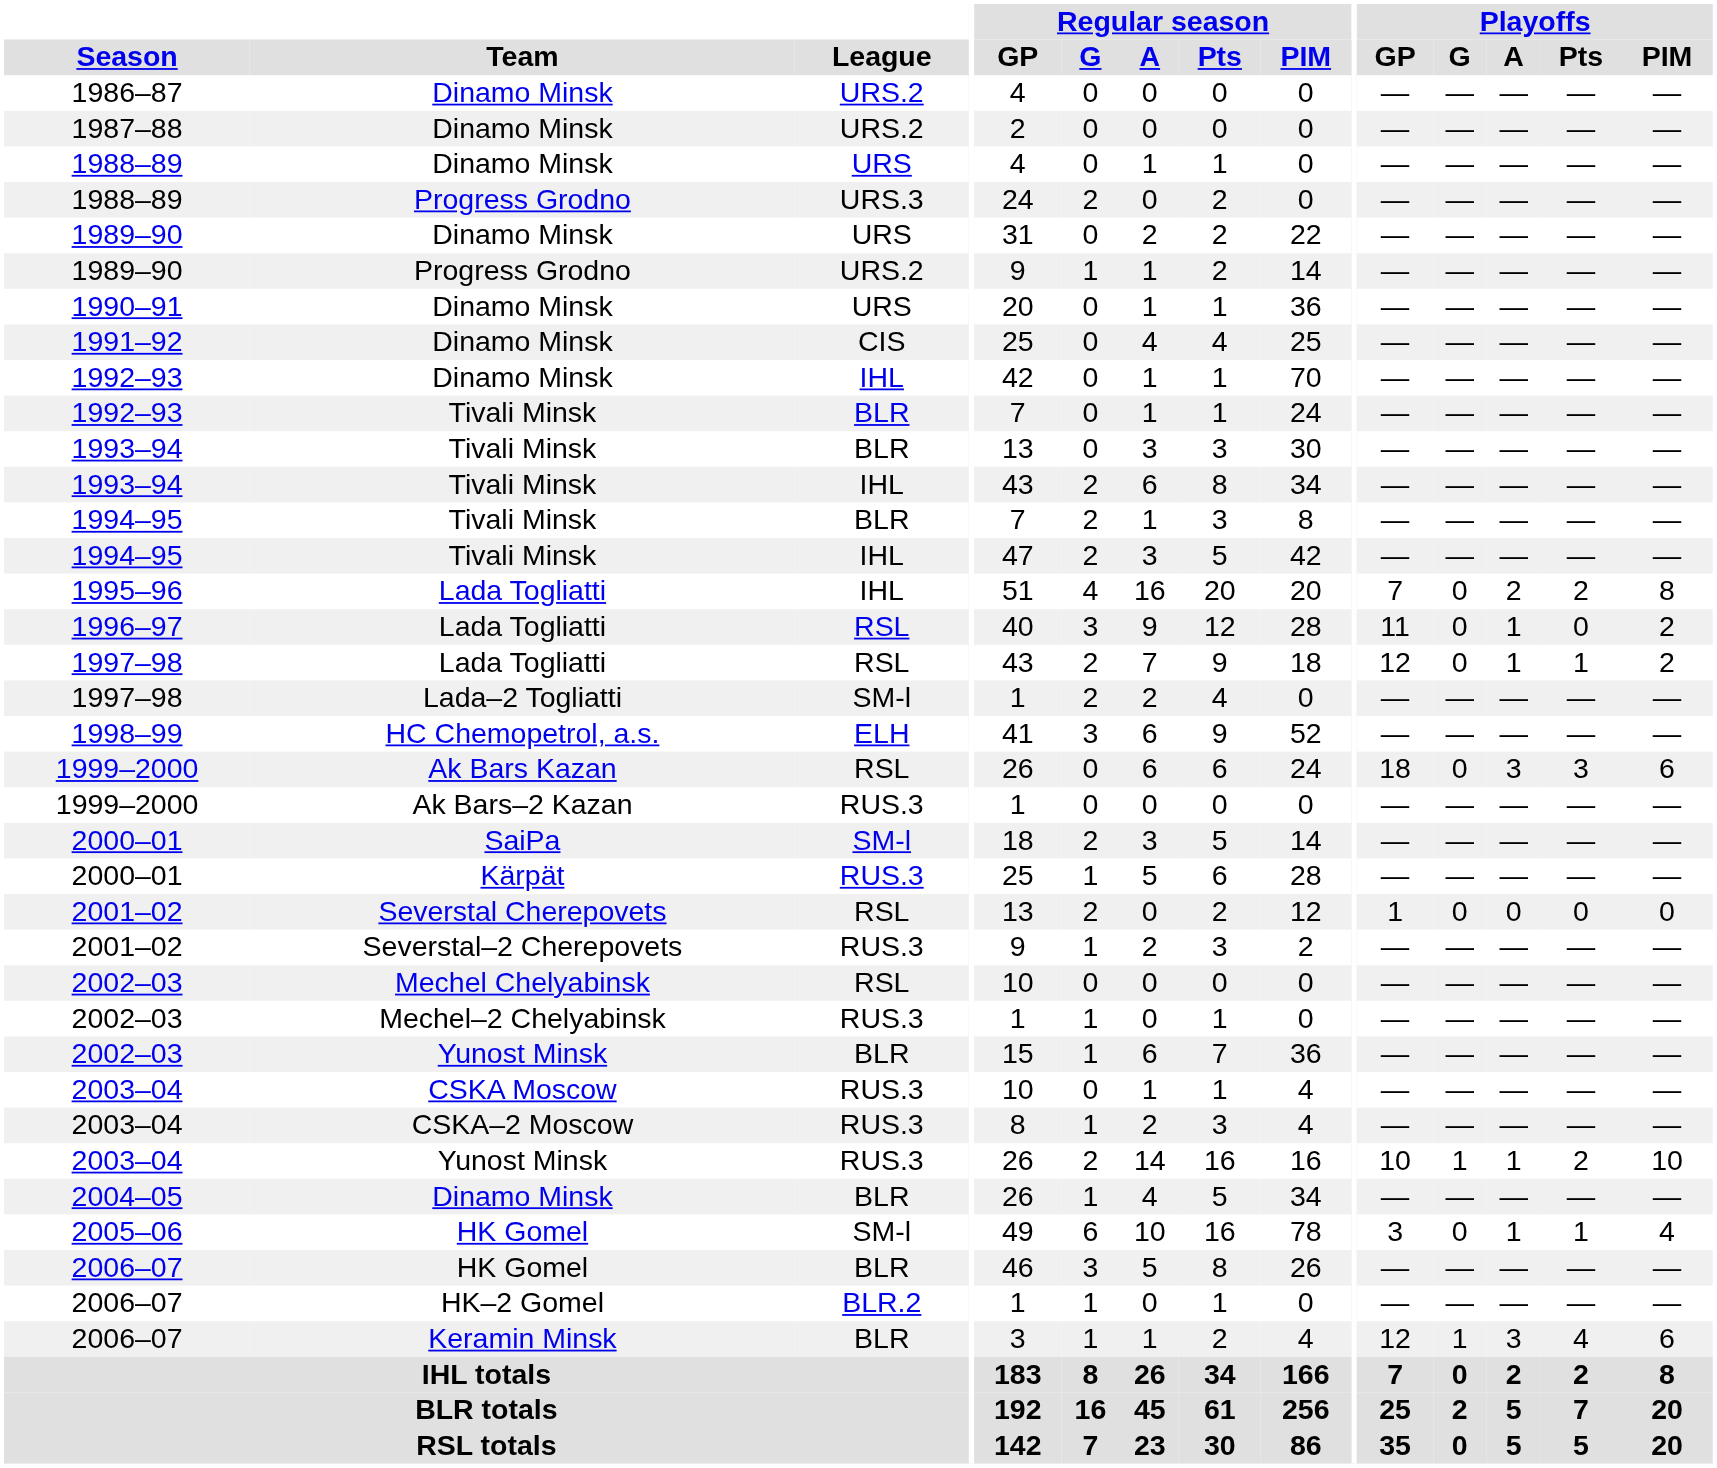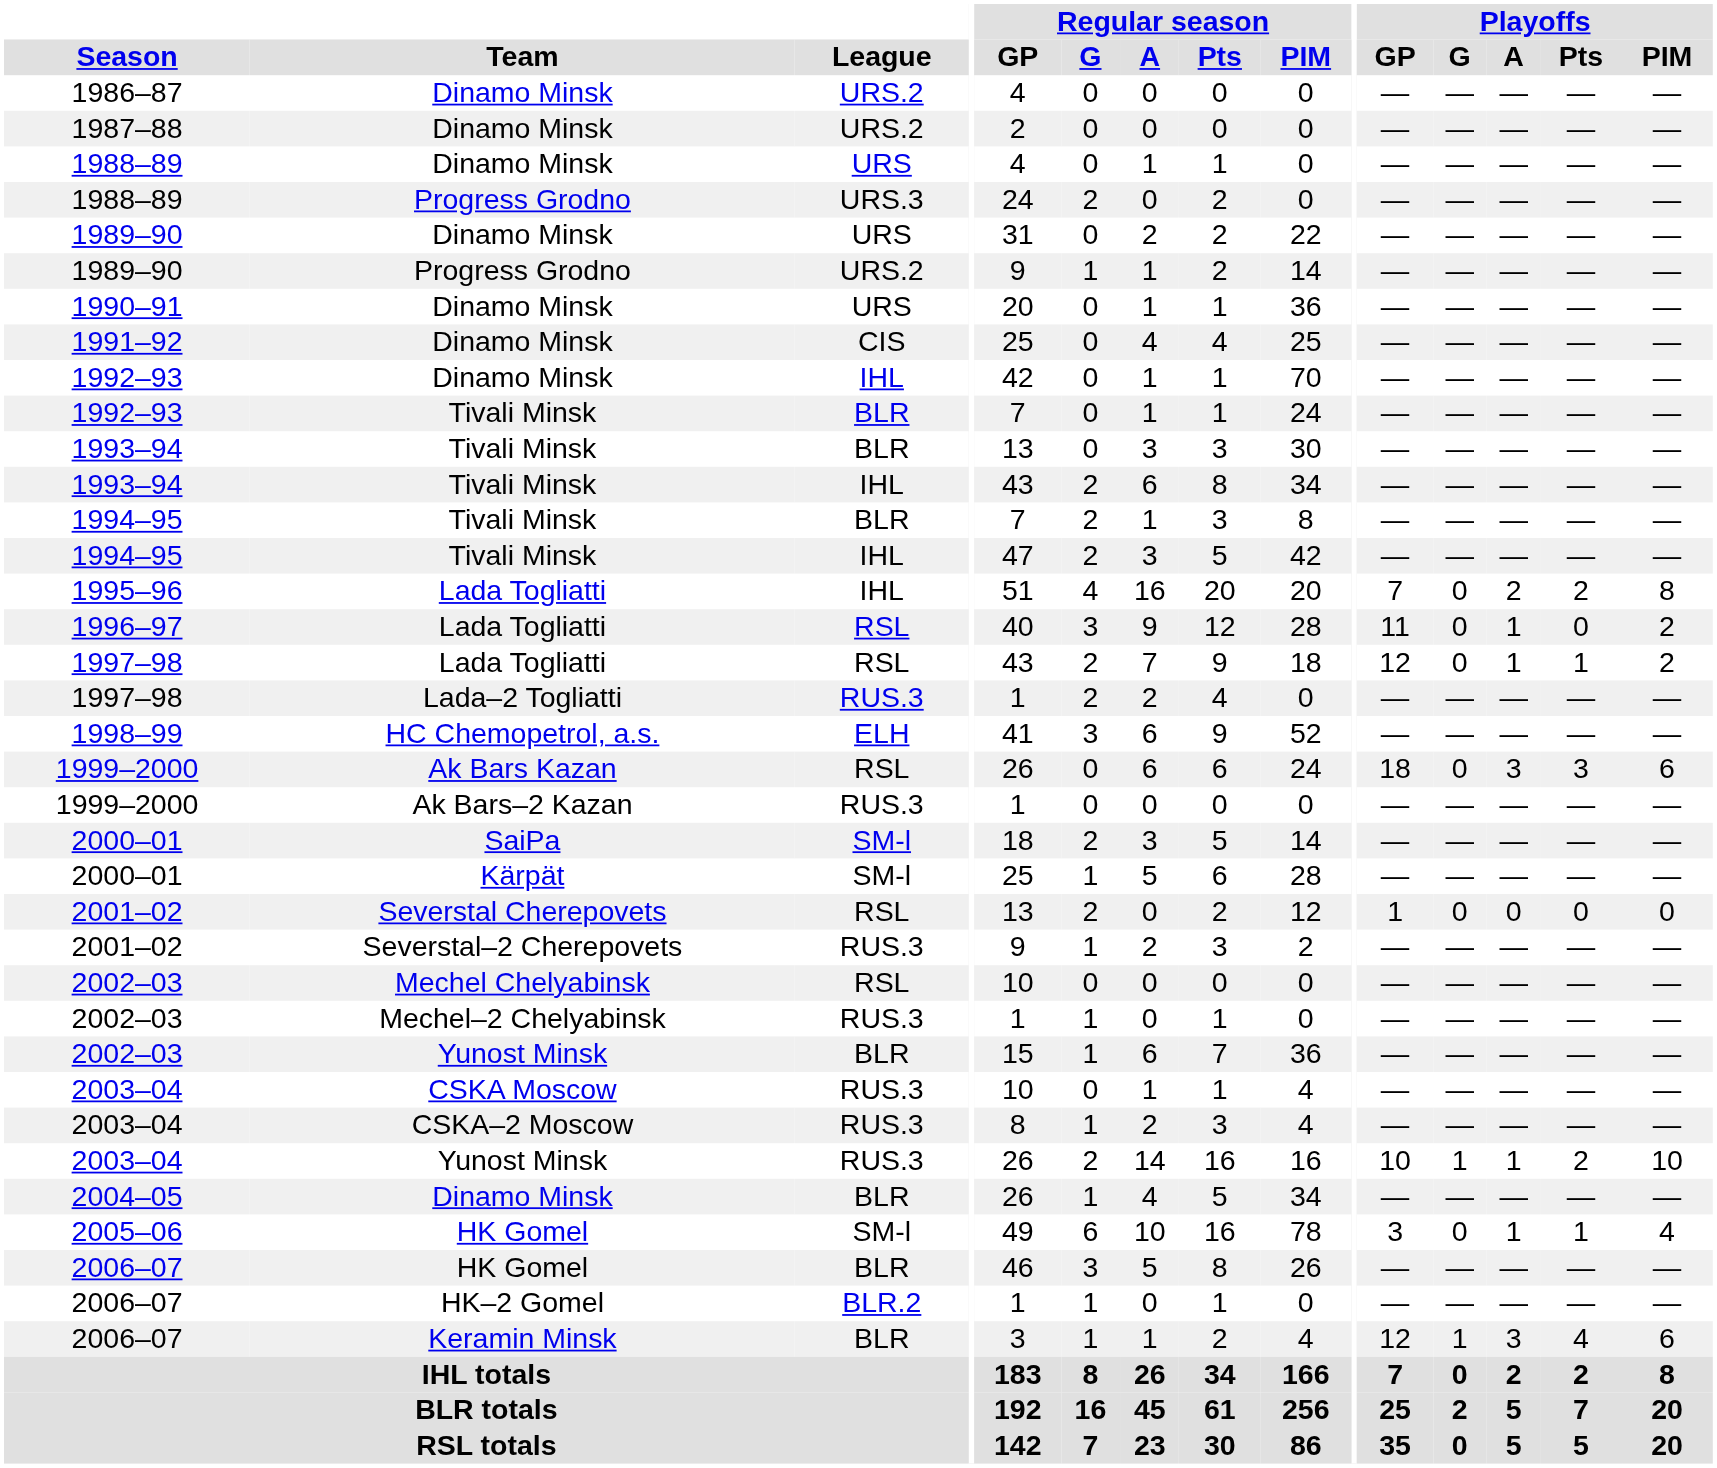(882, 697) SM-l -> (882, 697) RUS.3
(882, 875) RUS.3 -> (882, 875) SM-l
